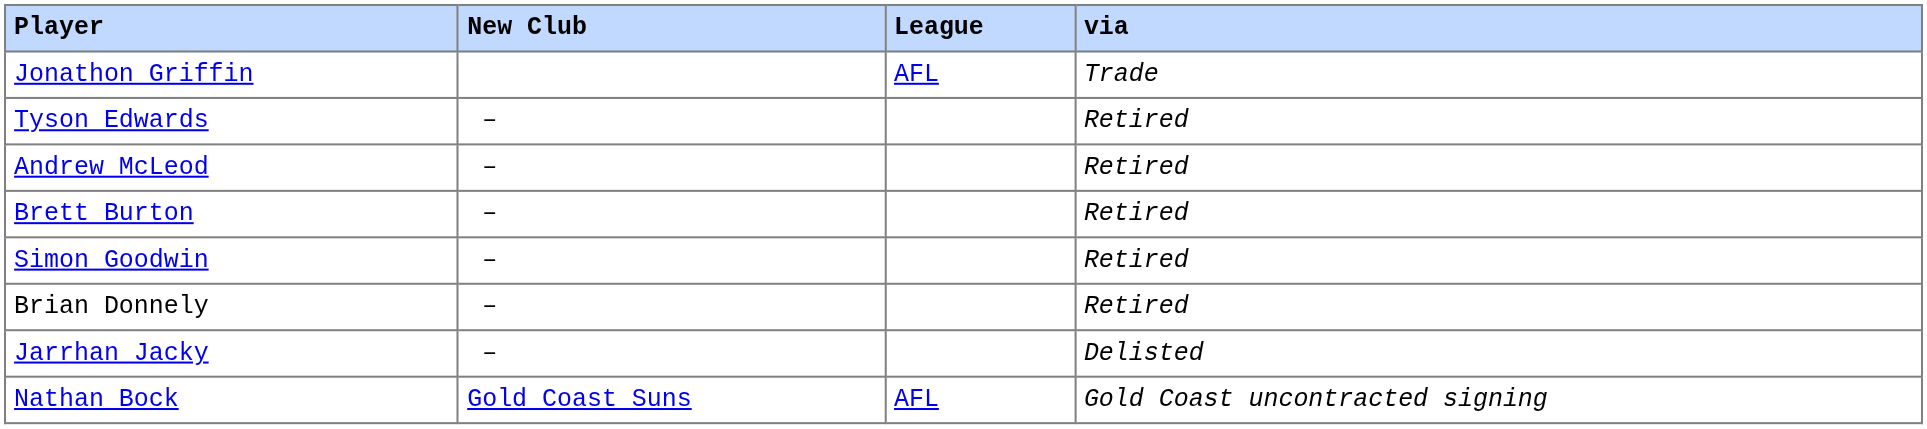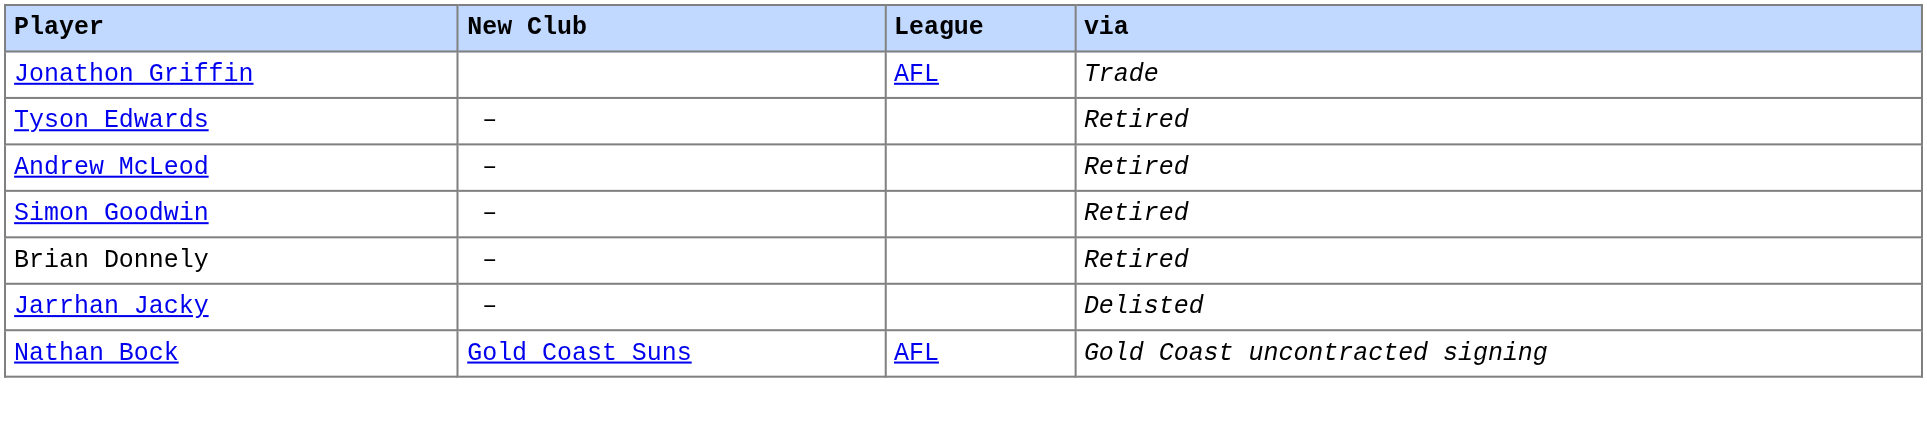- row: (104, 214)
